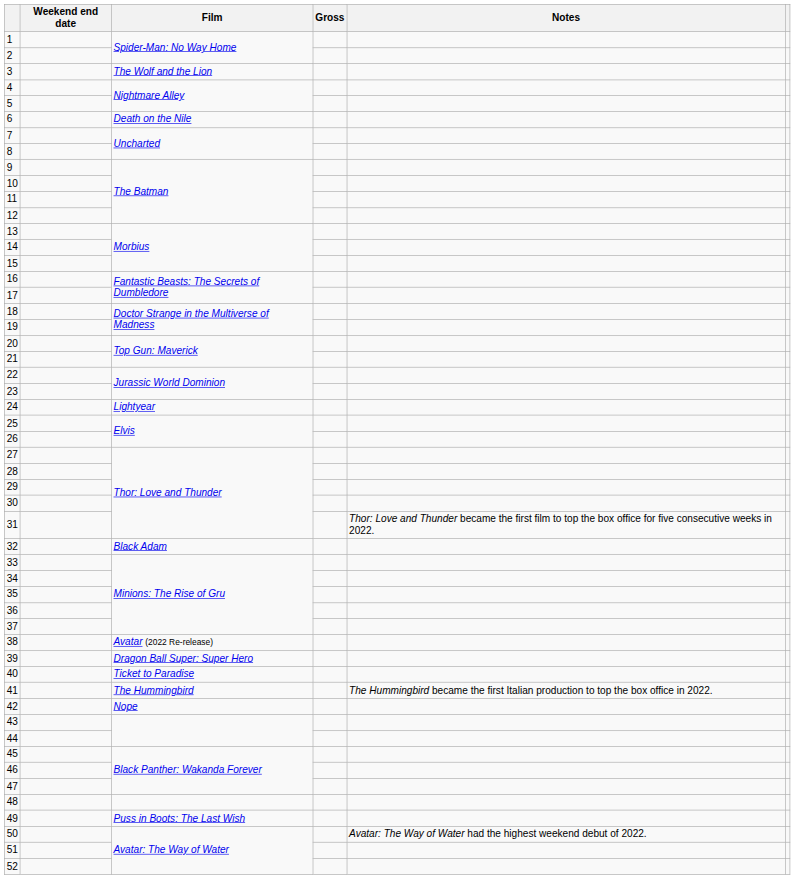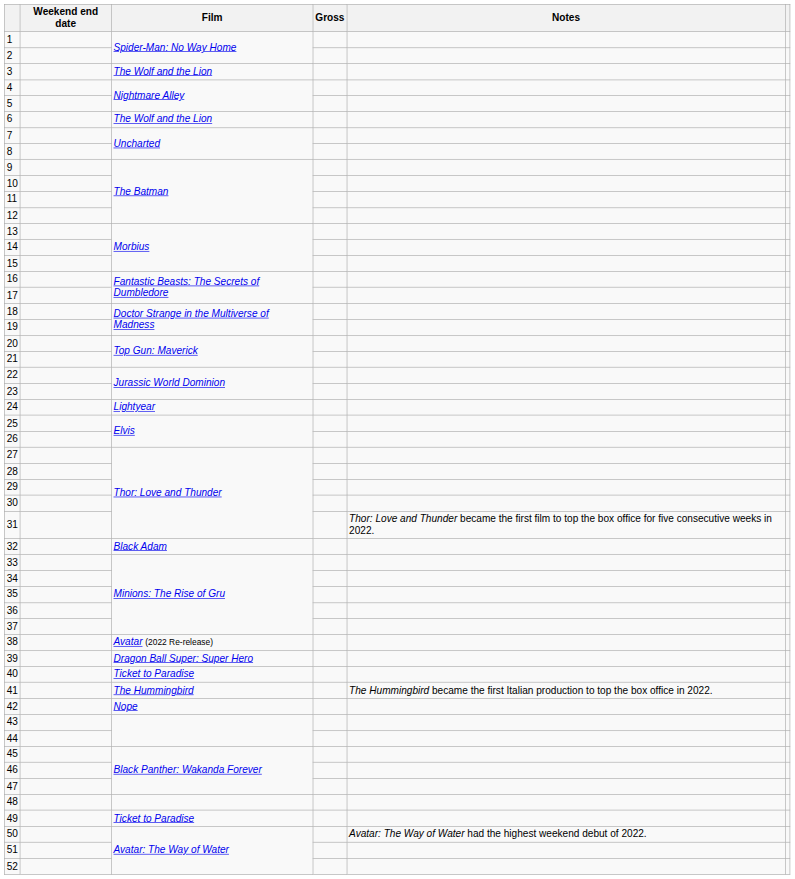(152, 119) Death on the Nile -> (163, 119) The Wolf and the Lion
(179, 818) Puss in Boots: The Last Wish -> (154, 818) Ticket to Paradise
